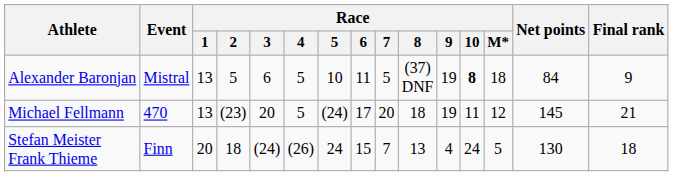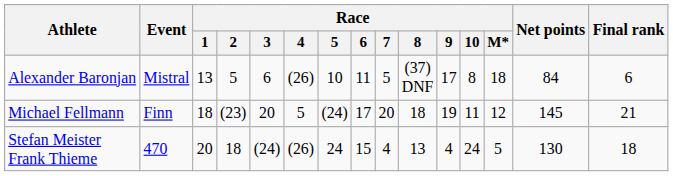(301, 78) 5 -> (301, 78) (26)
(449, 78) 19 -> (449, 78) 17
(472, 78) bold -> (472, 78) normal
(628, 78) 9 -> (628, 78) 6
(155, 113) 470 -> (158, 113) Finn
(205, 113) 13 -> (205, 113) 18
(158, 149) Finn -> (155, 149) 470
(386, 149) 7 -> (386, 149) 4
